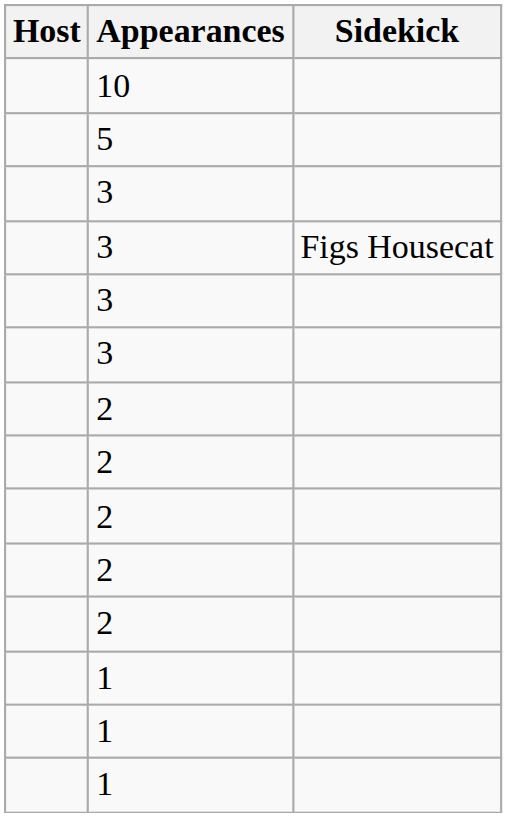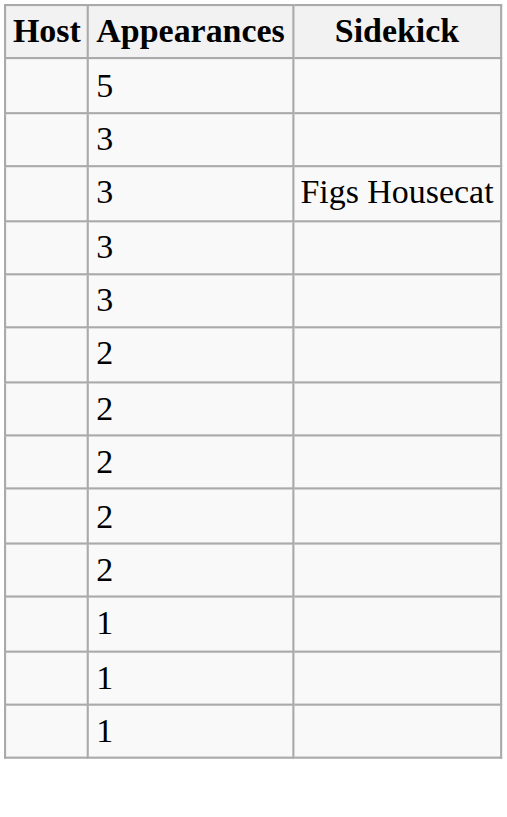- row: (113, 85)
